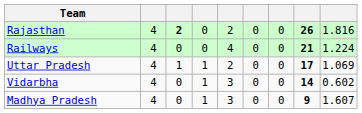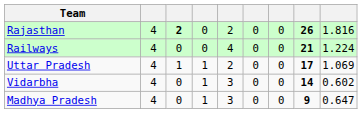(338, 100) 1.607 -> (338, 100) 0.647
